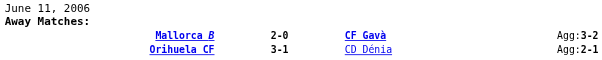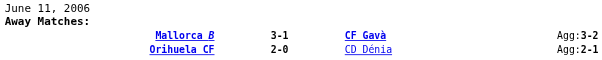(280, 36) 2-0 -> (280, 36) 3-1
(280, 50) 3-1 -> (280, 50) 2-0
